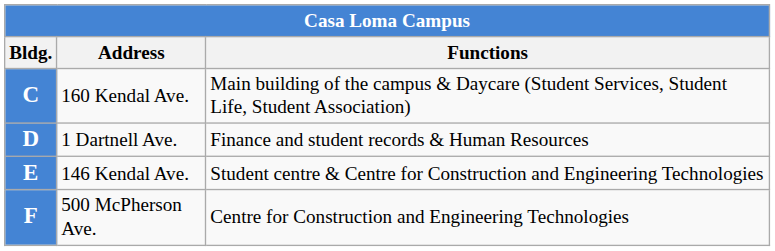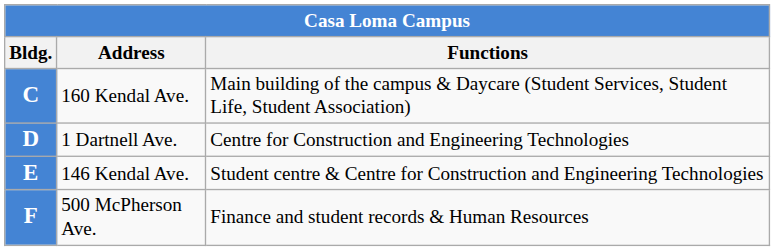(400, 140) Finance and student records & Human Resources -> (420, 140) Centre for Construction and Engineering Technologies
(420, 217) Centre for Construction and Engineering Technologies -> (400, 217) Finance and student records & Human Resources
